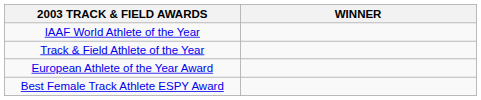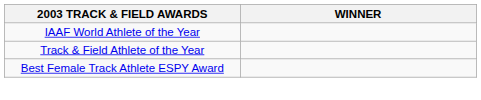- row: (122, 68)
